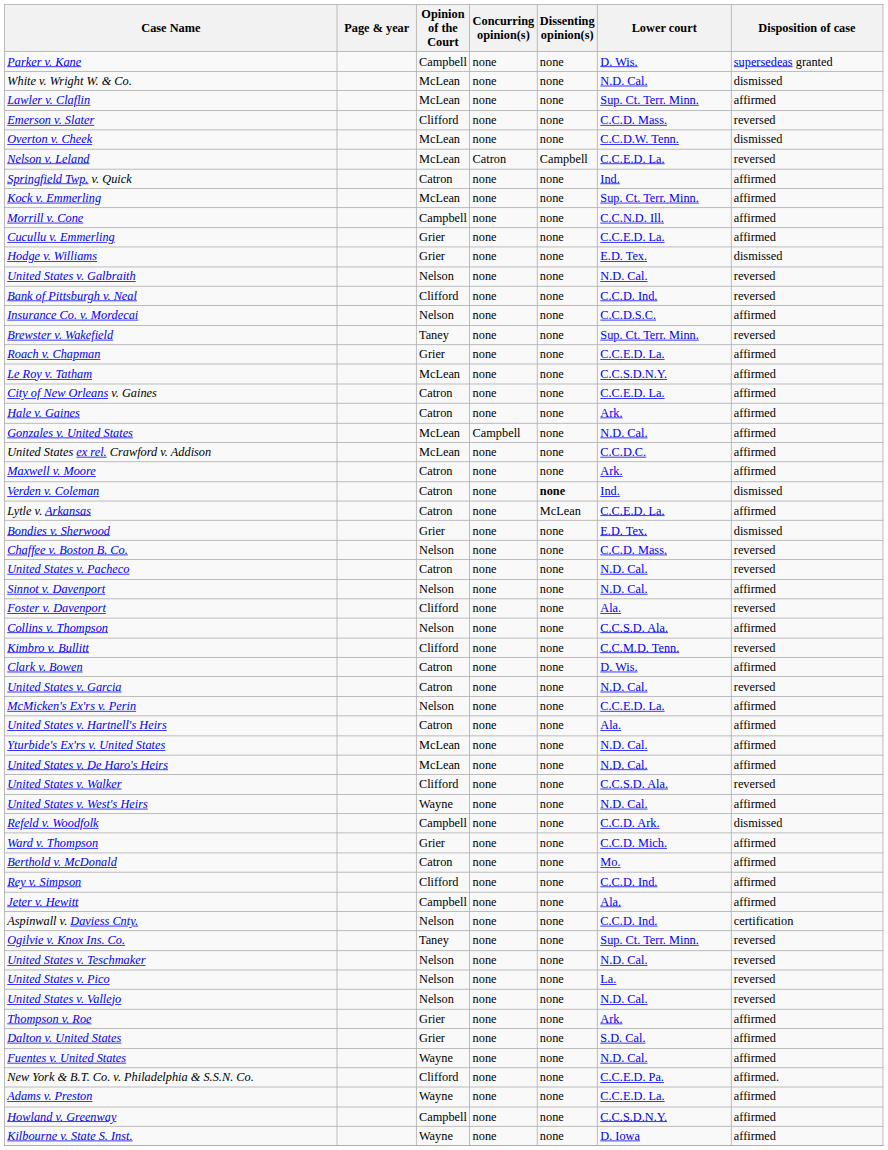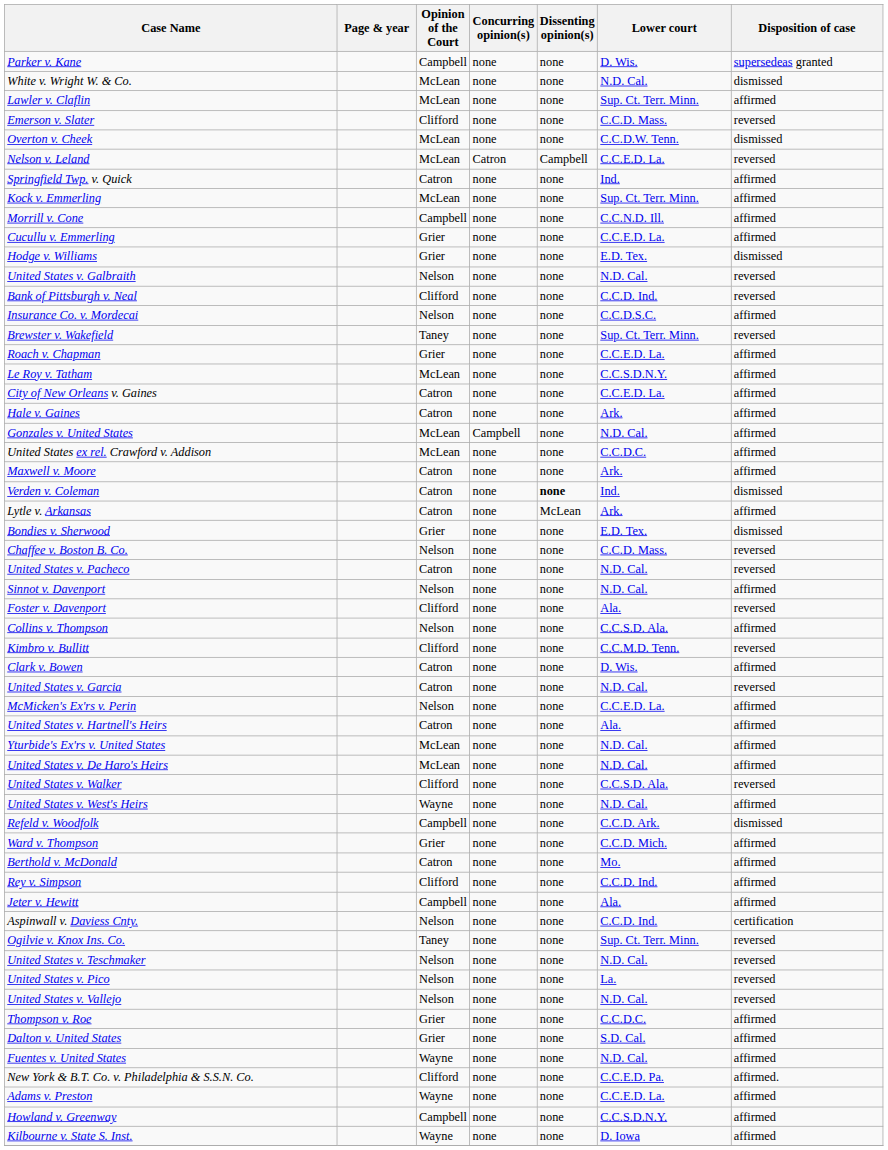(632, 510) C.C.E.D. La. -> (611, 510) Ark.
(611, 1018) Ark. -> (623, 1018) C.C.D.C.
